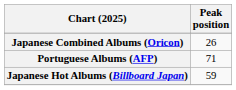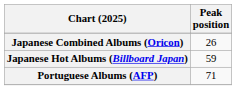rows swapped: (97, 76) <-> (97, 59)
